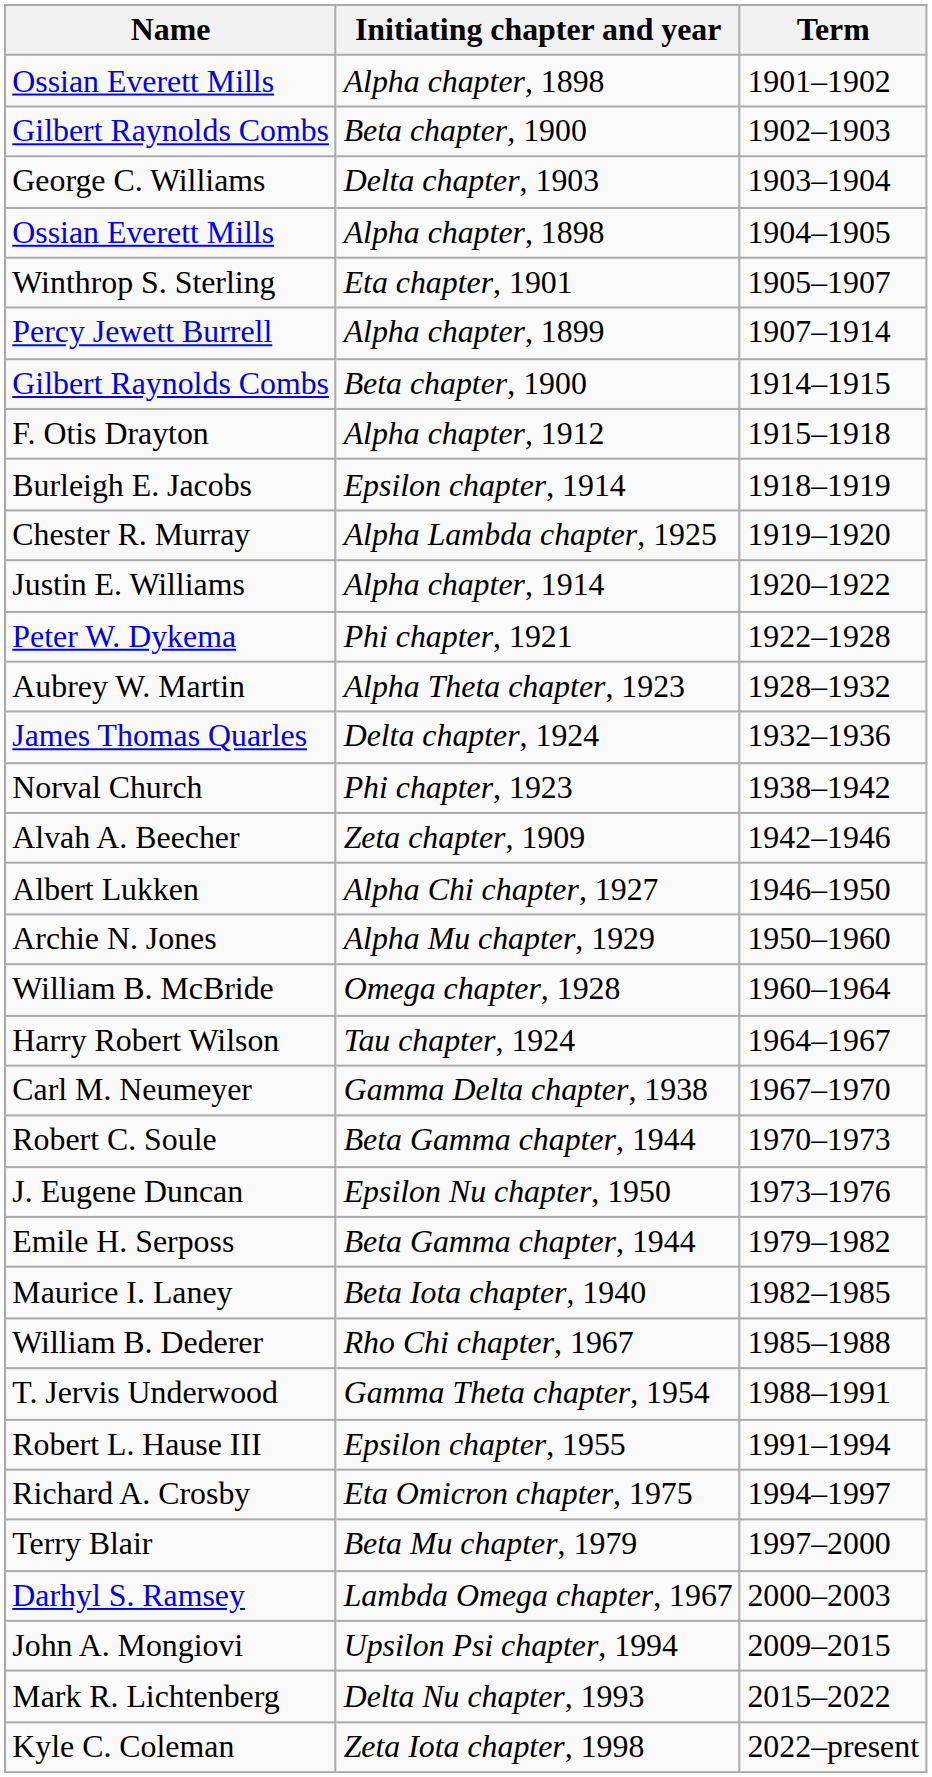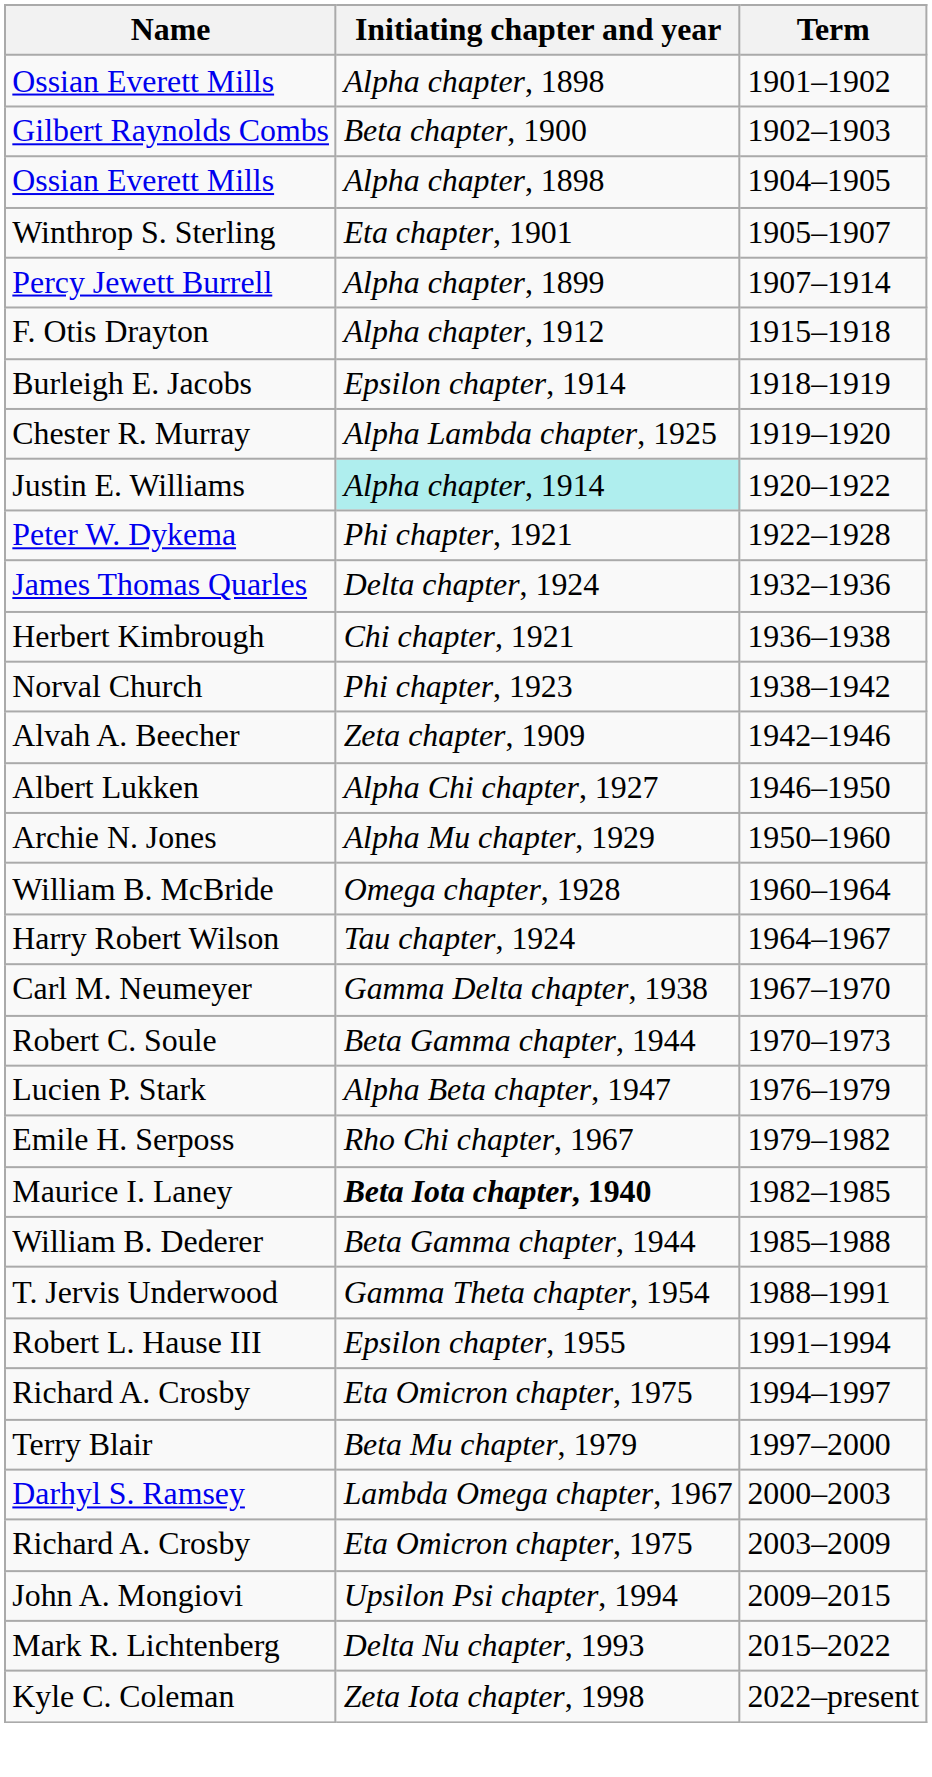- row: (139, 181)
- row: (171, 383)
(474, 585) no background -> (474, 484) paleturquoise background
- row: (129, 686)
+ row: (138, 635)
- row: (128, 1191)
+ row: (109, 1090)
(520, 1241) Beta Gamma chapter, 1944 -> (489, 1140) Rho Chi chapter, 1967
(495, 1292) normal -> (498, 1191) bold
(489, 1342) Rho Chi chapter, 1967 -> (520, 1241) Beta Gamma chapter, 1944
+ row: (131, 1544)
